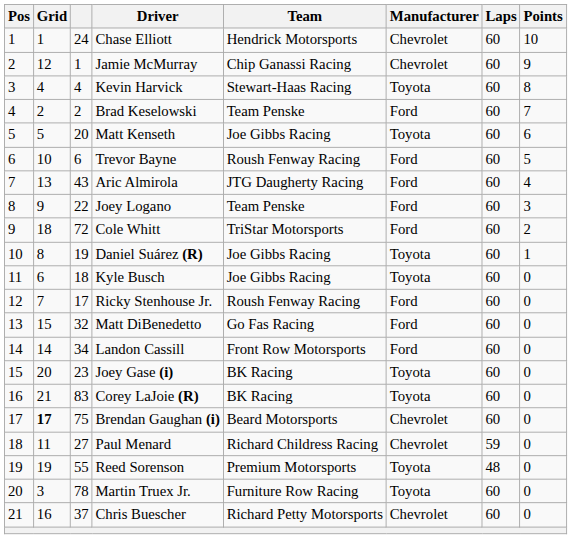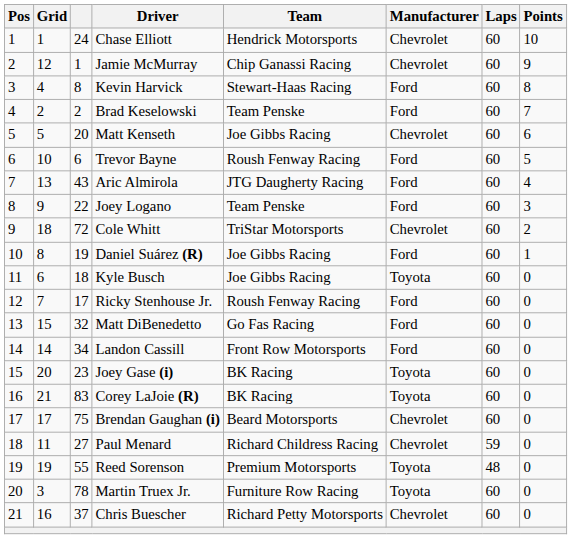(78, 87) 4 -> (78, 87) 8
(410, 87) Toyota -> (404, 87) Ford
(410, 134) Toyota -> (419, 134) Chevrolet
(404, 229) Ford -> (419, 229) Chevrolet
(410, 253) Toyota -> (404, 253) Ford
(44, 419) bold -> (44, 419) normal
